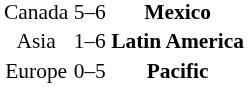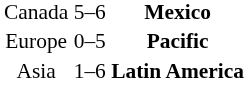rows swapped: (36, 70) <-> (36, 41)
